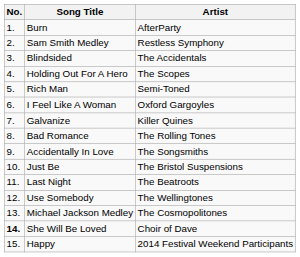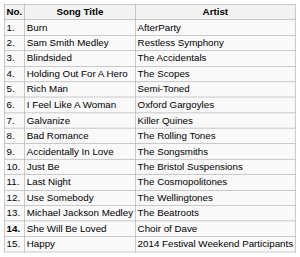(168, 182) The Beatroots -> (182, 182) The Cosmopolitones
(182, 213) The Cosmopolitones -> (168, 213) The Beatroots
